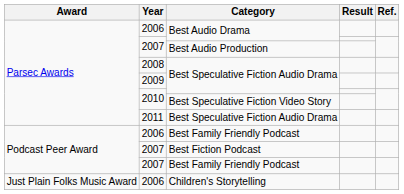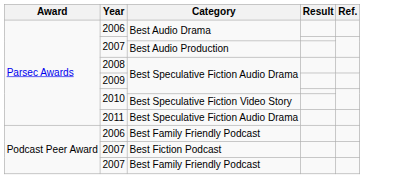- row: (153, 181)
